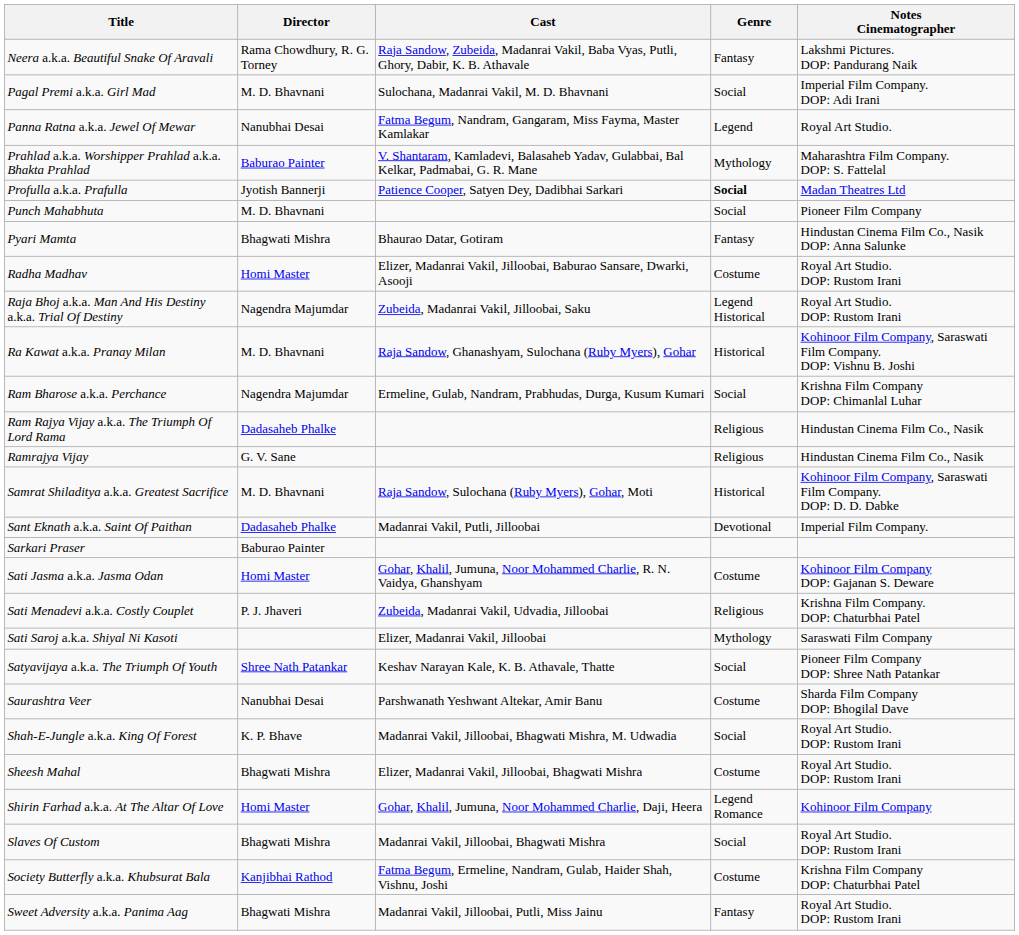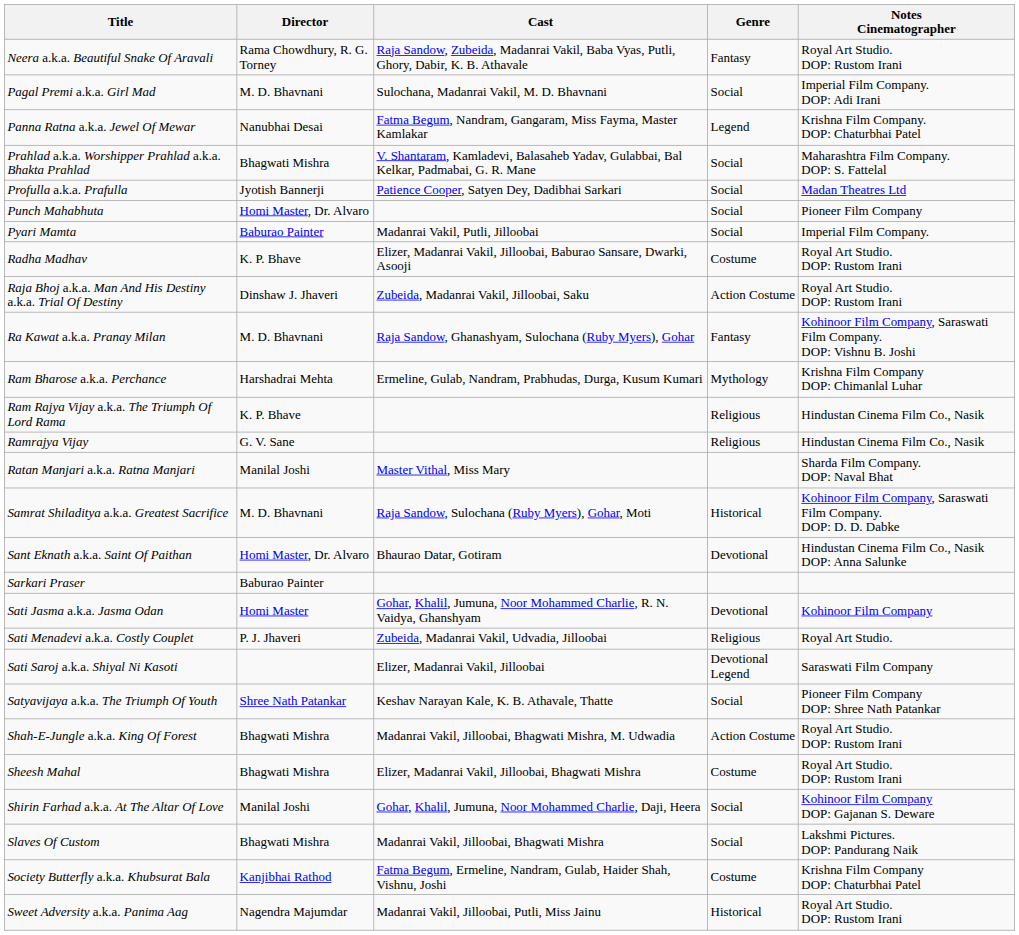(859, 57) Lakshmi Pictures. DOP: Pandurang Naik -> (852, 57) Royal Art Studio. DOP: Rustom Irani
(846, 127) Royal Art Studio. -> (864, 127) Krishna Film Company. DOP: Chaturbhai Patel
(283, 162) Baburao Painter -> (284, 162) Bhagwati Mishra
(743, 162) Mythology -> (727, 162) Social
(730, 190) bold -> (727, 190) normal
(282, 210) M. D. Bhavnani -> (304, 210) Homi Master, Dr. Alvaro
(286, 238) Bhagwati Mishra -> (282, 231) Baburao Painter
(441, 238) Bhaurao Datar, Gotiram -> (458, 231) Madanrai Vakil, Putli, Jilloobai
(734, 238) Fantasy -> (727, 231) Social
(892, 238) Hindustan Cinema Film Co., Nasik DOP: Anna Salunke -> (865, 231) Imperial Film Company.
(275, 273) Homi Master -> (270, 259) K. P. Bhave
(295, 309) Nagendra Majumdar -> (289, 294) Dinshaw J. Jhaveri
(739, 309) Legend Historical -> (753, 294) Action Costume
(739, 351) Historical -> (731, 336) Fantasy
(295, 393) Nagendra Majumdar -> (286, 379) Harshadrai Mehta
(730, 393) Social -> (739, 379) Mythology
(288, 429) Dadasaheb Phalke -> (270, 414) K. P. Bhave
+ row: (101, 470)
(288, 527) Dadasaheb Phalke -> (304, 555) Homi Master, Dr. Alvaro
(459, 527) Madanrai Vakil, Putli, Jilloobai -> (439, 555) Bhaurao Datar, Gotiram
(864, 527) Imperial Film Company. -> (893, 555) Hindustan Cinema Film Co., Nasik DOP: Anna Salunke
(737, 575) Costume -> (739, 610) Devotional
(867, 575) Kohinoor Film Company DOP: Gajanan S. Deware -> (867, 610) Kohinoor Film Company
(863, 610) Krishna Film Company. DOP: Chaturbhai Patel -> (847, 638) Royal Art Studio.
(743, 638) Mythology -> (739, 666) Devotional Legend
- row: (49, 701)
(271, 736) K. P. Bhave -> (284, 736) Bhagwati Mishra
(730, 736) Social -> (753, 736) Action Costume
(275, 806) Homi Master -> (275, 806) Manilal Joshi
(738, 806) Legend Romance -> (727, 806) Social
(866, 806) Kohinoor Film Company -> (868, 806) Kohinoor Film Company DOP: Gajanan S. Deware
(851, 842) Royal Art Studio. DOP: Rustom Irani -> (860, 842) Lakshmi Pictures. DOP: Pandurang Naik
(286, 912) Bhagwati Mishra -> (293, 912) Nagendra Majumdar
(734, 912) Fantasy -> (736, 912) Historical
